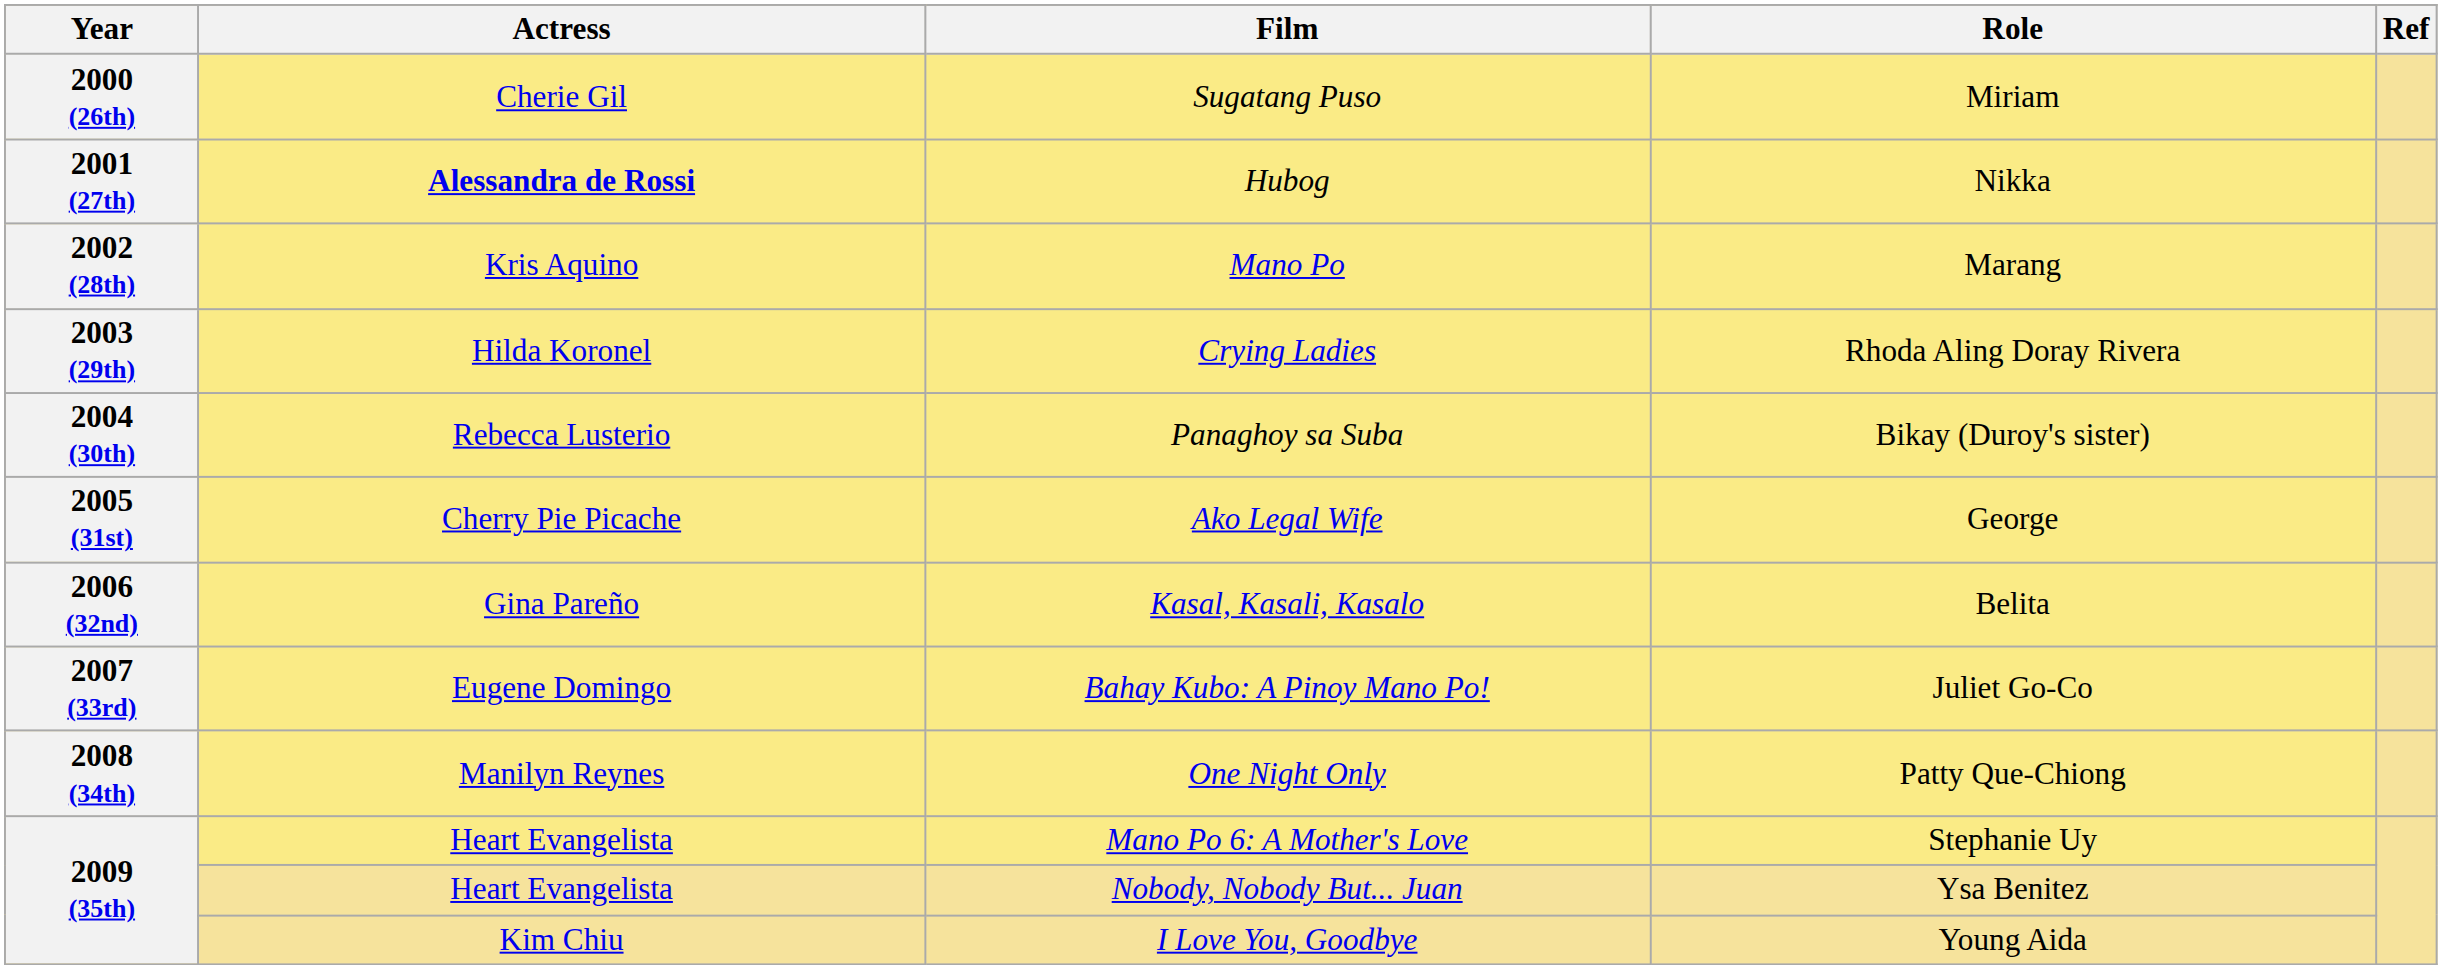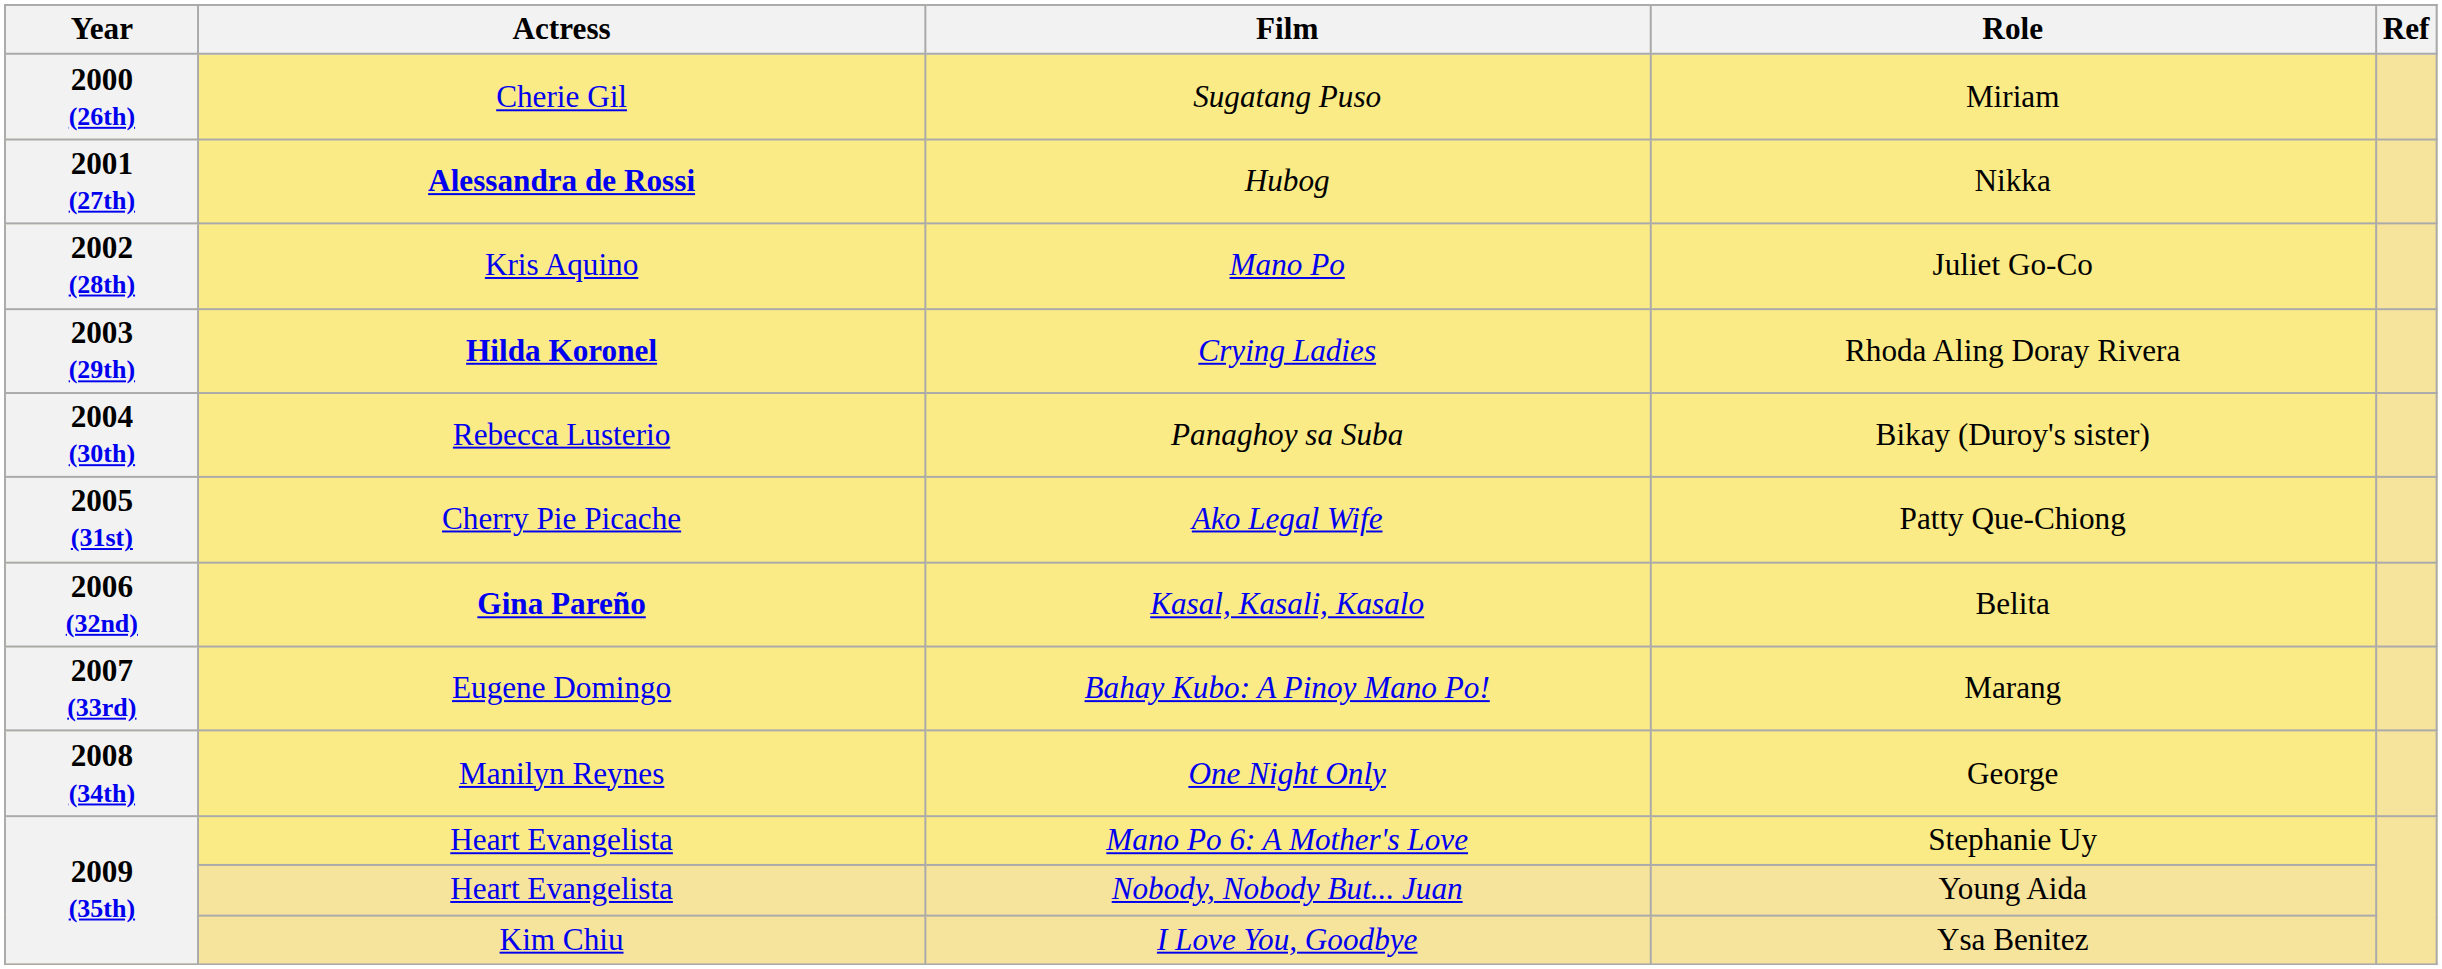(2013, 265) Marang -> (2013, 265) Juliet Go-Co
(562, 350) normal -> (562, 350) bold
(2013, 519) George -> (2013, 519) Patty Que-Chiong
(562, 603) normal -> (562, 603) bold
(2013, 688) Juliet Go-Co -> (2013, 688) Marang
(2013, 772) Patty Que-Chiong -> (2013, 772) George
(2013, 889) Ysa Benitez -> (2013, 889) Young Aida
(2013, 938) Young Aida -> (2013, 938) Ysa Benitez
